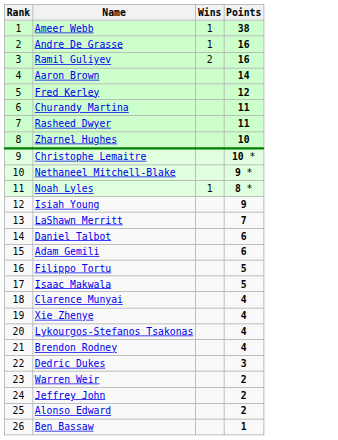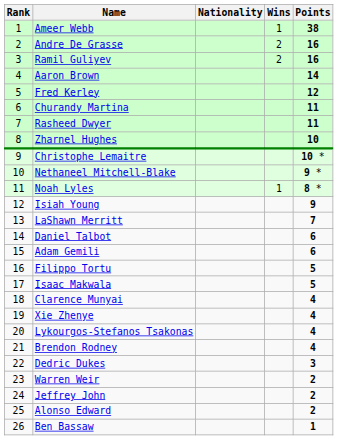+ column: (230, 12)
(210, 44) 1 -> (279, 44) 2
